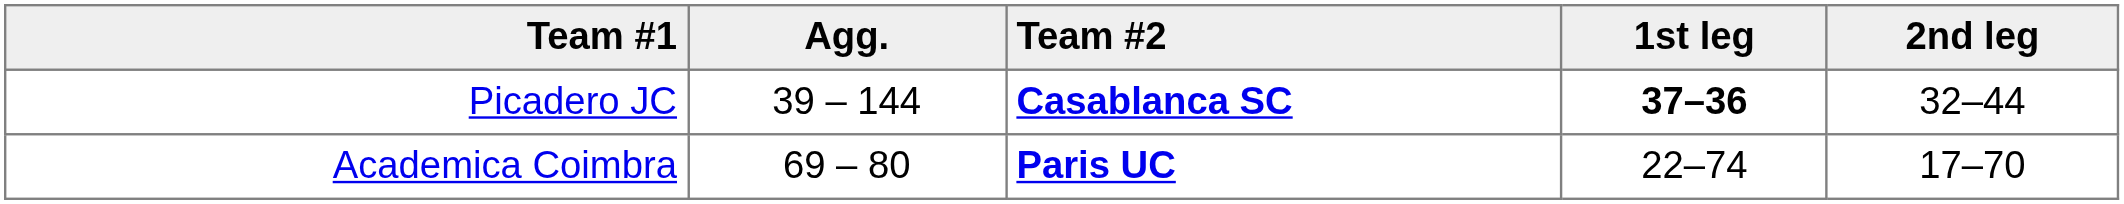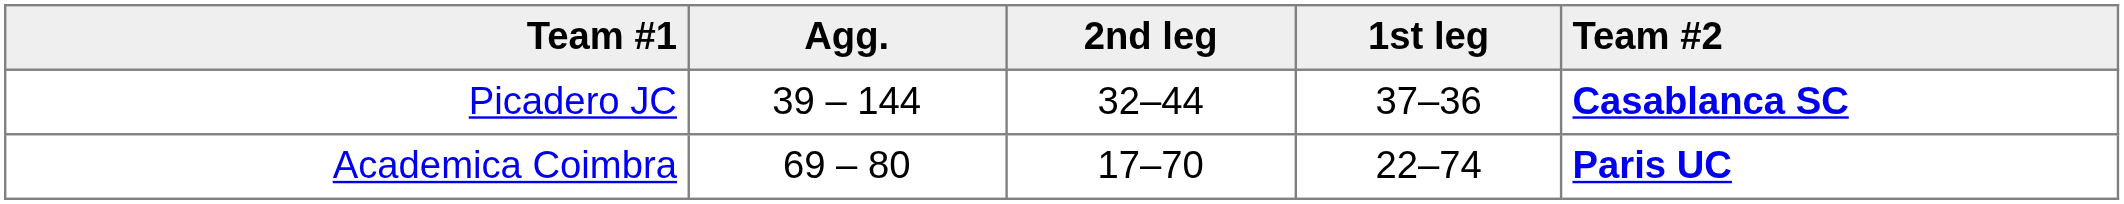columns swapped: (1092, 36) <-> (1972, 36)
(1694, 101) bold -> (1429, 101) normal
